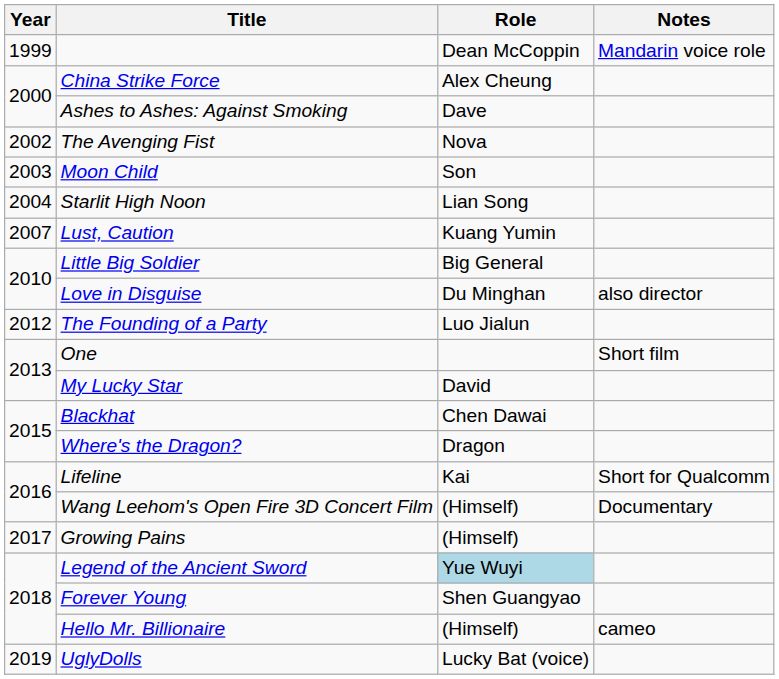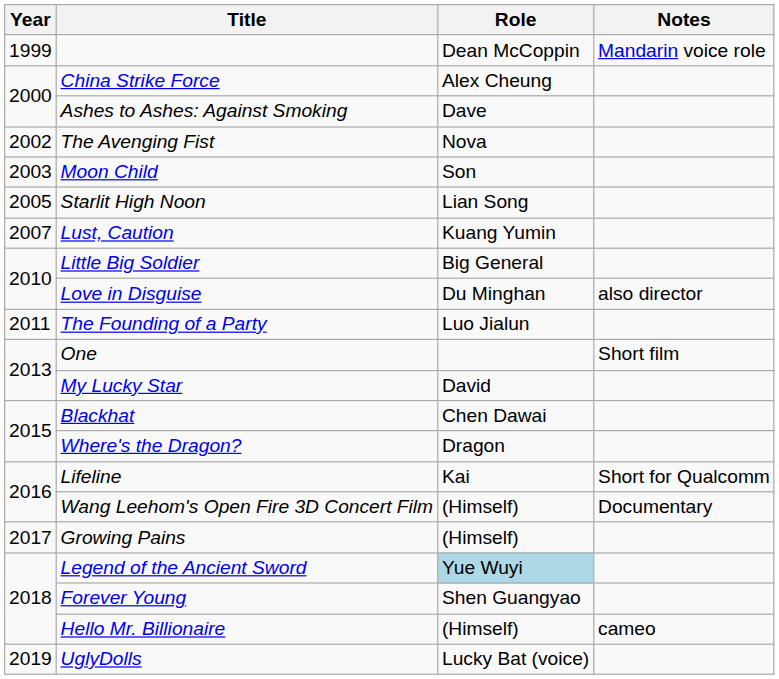(30, 202) 2004 -> (30, 202) 2005
(30, 324) 2012 -> (30, 324) 2011
